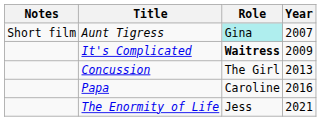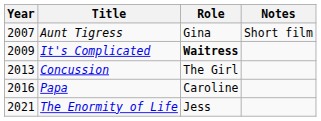columns swapped: (299, 14) <-> (42, 14)
(238, 32) paleturquoise background -> (197, 32) no background
